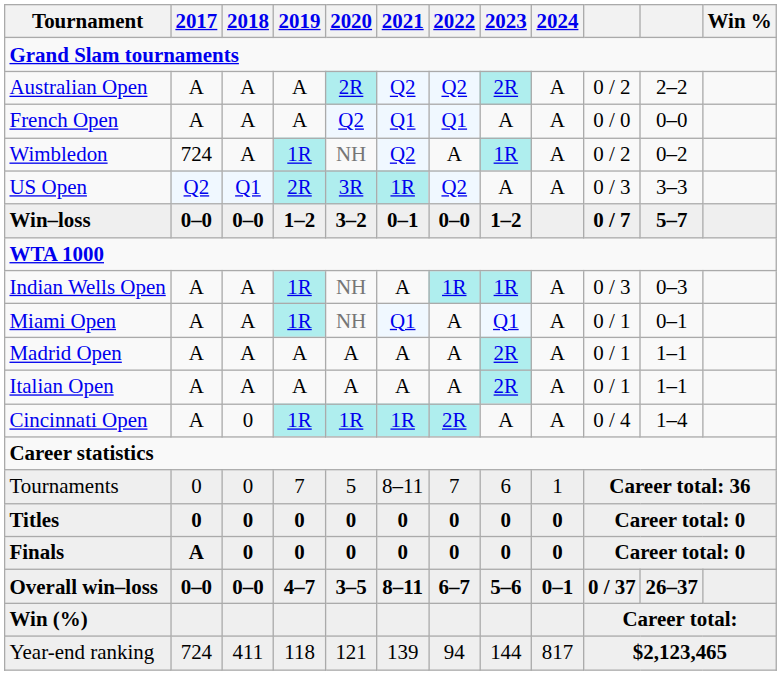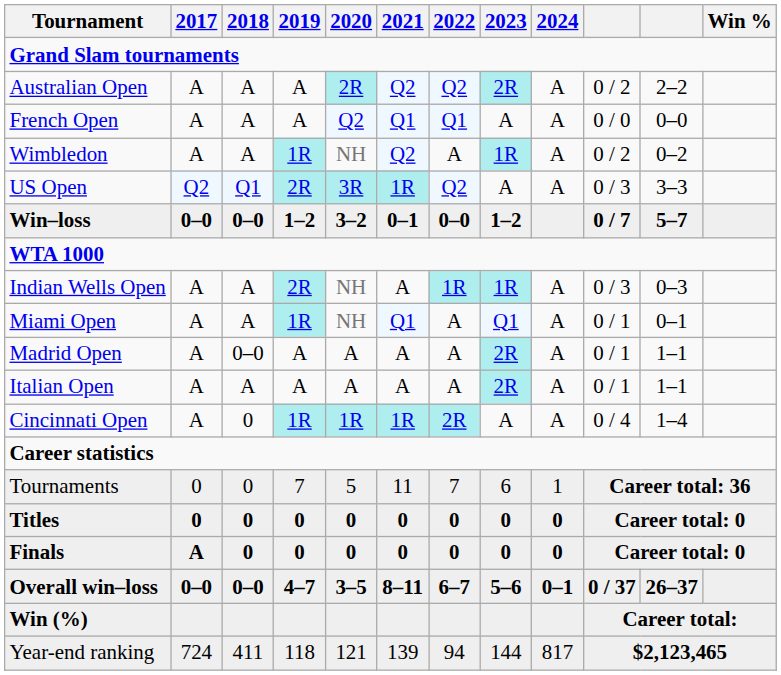(196, 154) 724 -> (196, 154) A
(300, 287) 1R -> (300, 287) 2R
(248, 353) A -> (248, 353) 0–0
(403, 486) 8–11 -> (403, 486) 11
